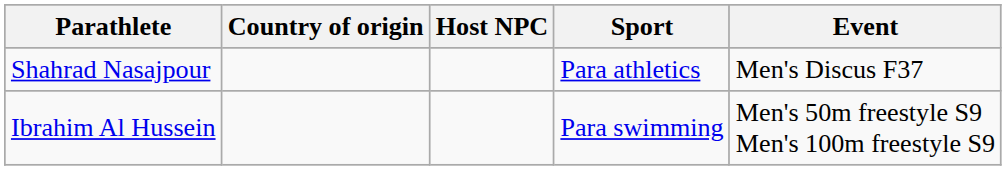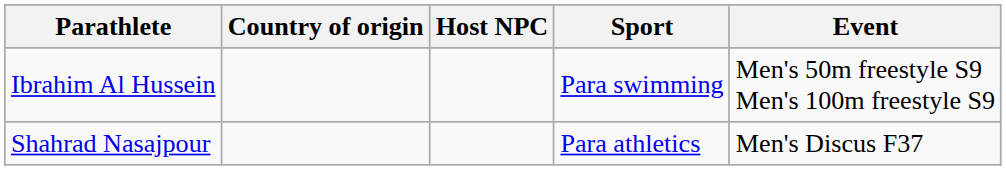rows swapped: (111, 69) <-> (113, 127)
